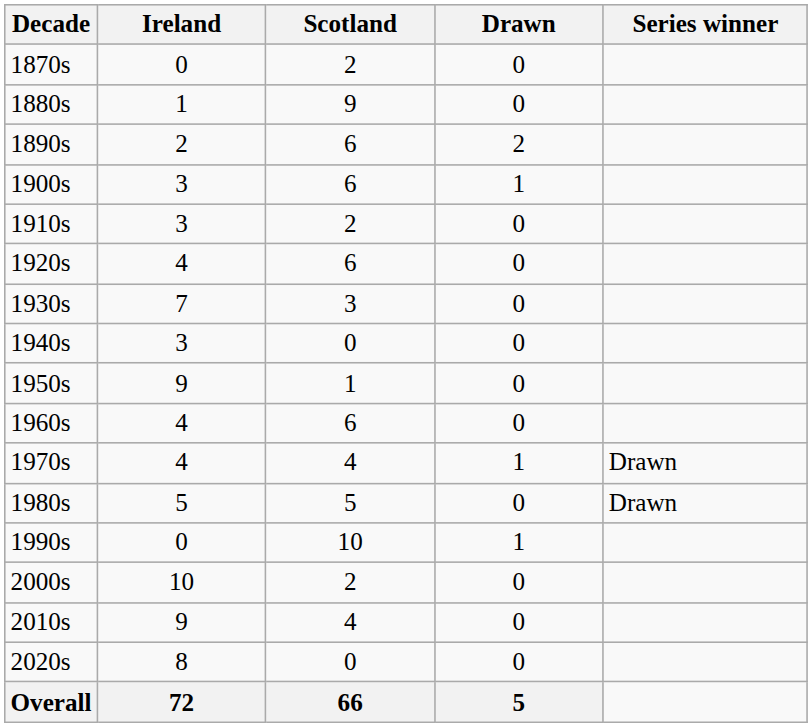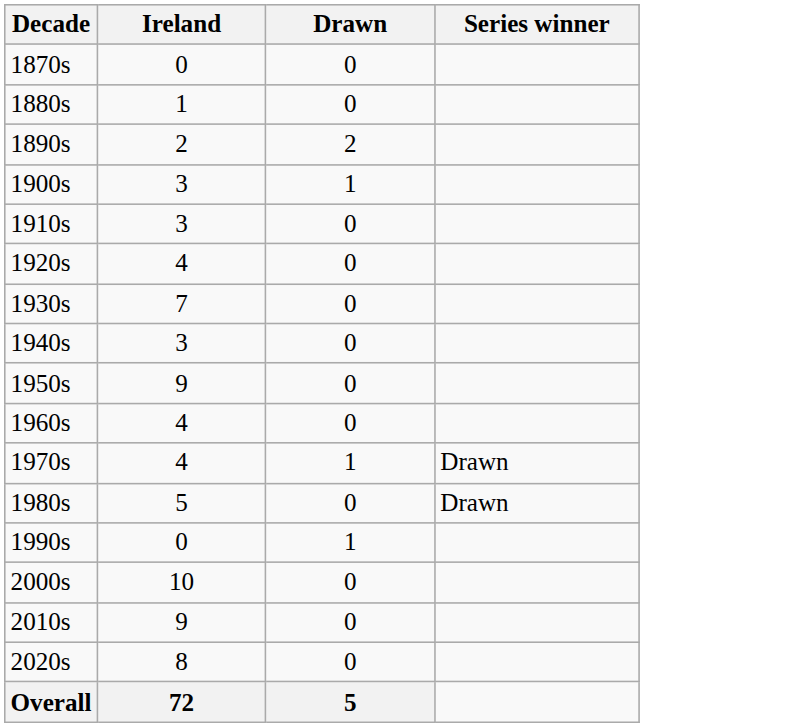- column: (350, 24)
